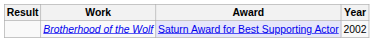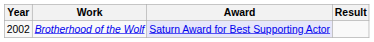columns swapped: (355, 12) <-> (23, 12)
